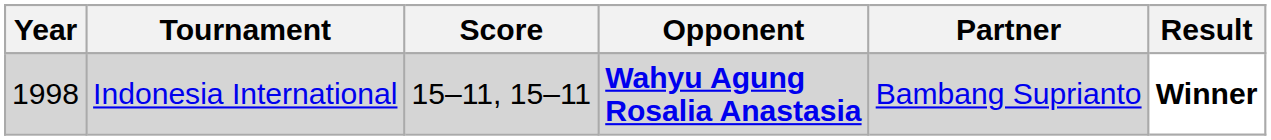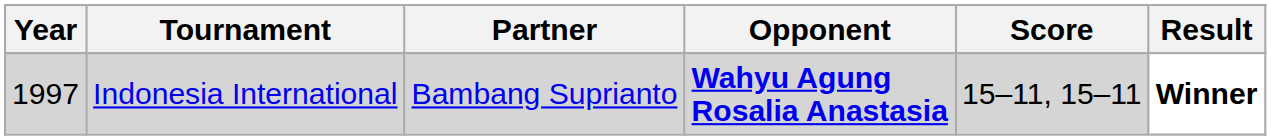columns swapped: (1009, 29) <-> (501, 29)
(46, 93) 1998 -> (46, 93) 1997
